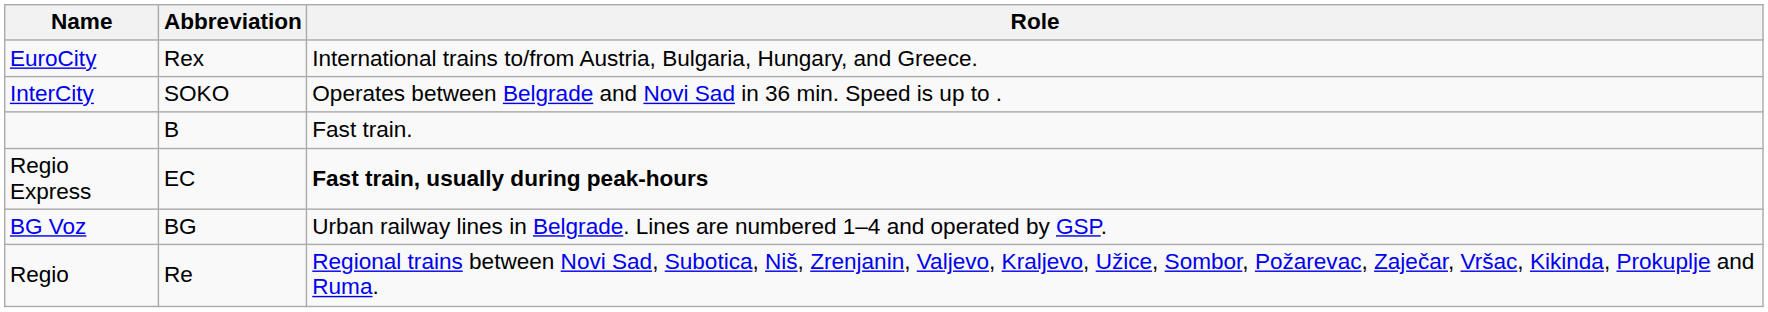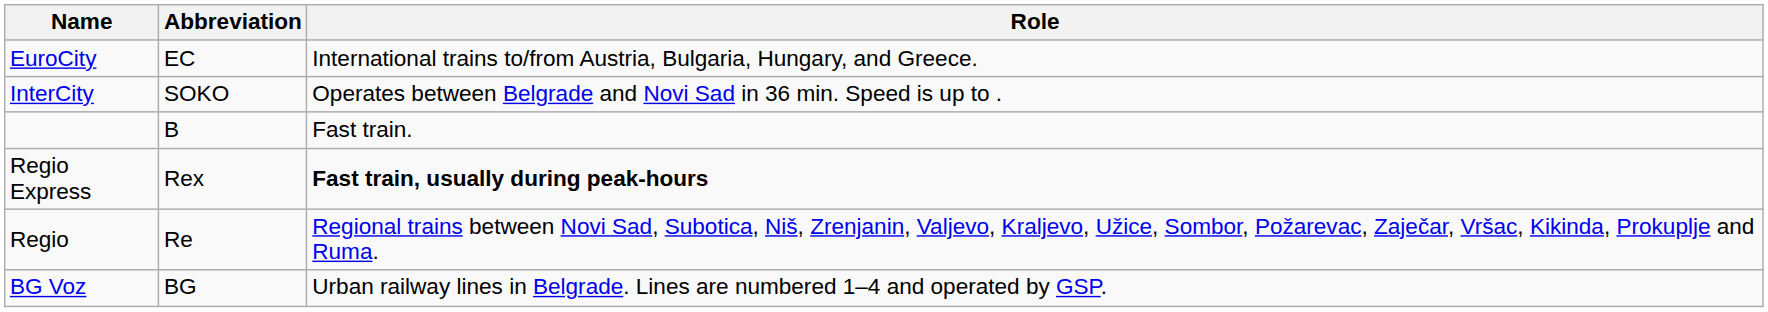(184, 58) Rex -> (180, 58) EC
(180, 178) EC -> (184, 178) Rex
rows swapped: (39, 275) <-> (48, 226)
